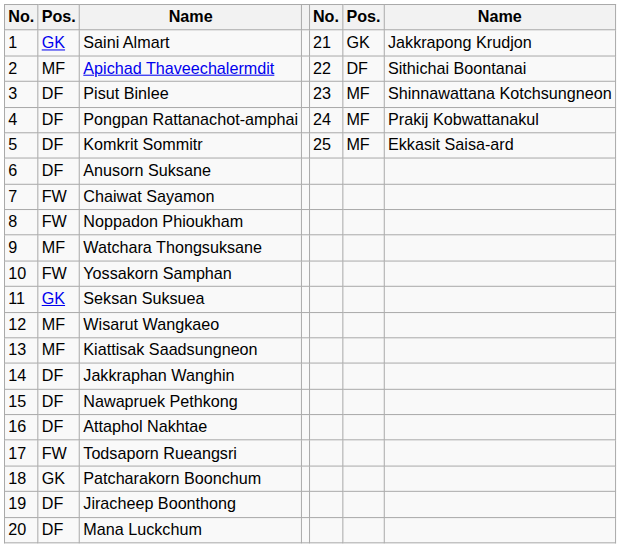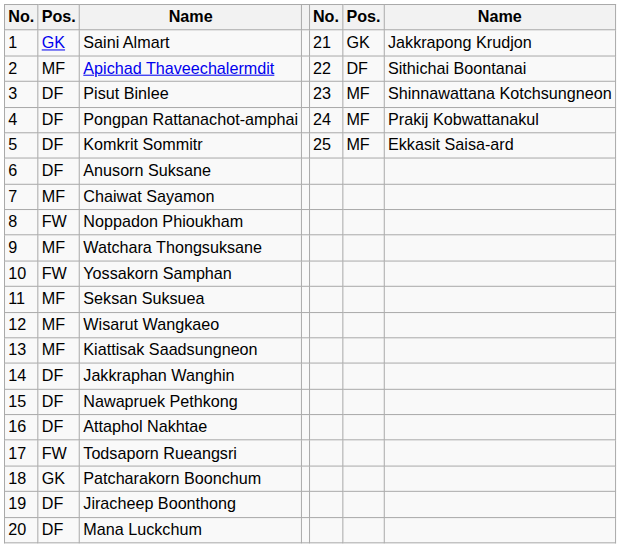(54, 196) FW -> (53, 196) MF
(53, 299) GK -> (53, 299) MF
